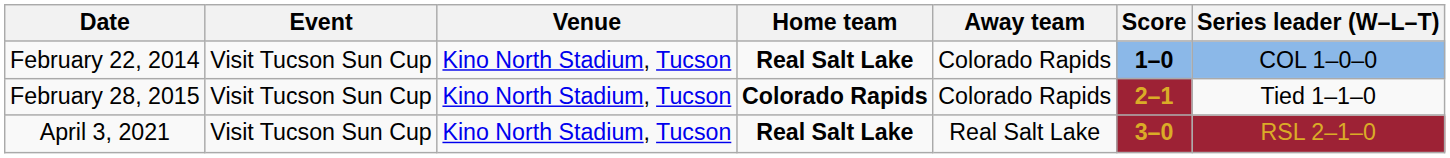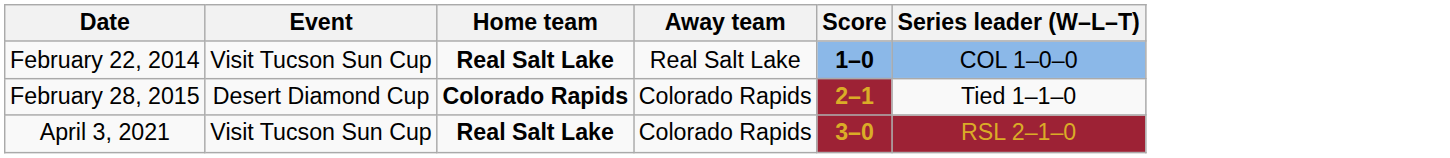- column: (587, 22)
(1025, 59) Colorado Rapids -> (725, 59) Real Salt Lake
(321, 96) Visit Tucson Sun Cup -> (321, 96) Desert Diamond Cup
(1025, 133) Real Salt Lake -> (725, 133) Colorado Rapids
